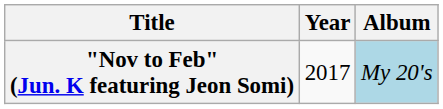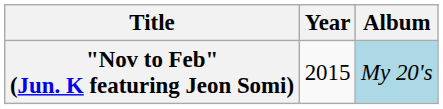(328, 71) 2017 -> (328, 71) 2015
